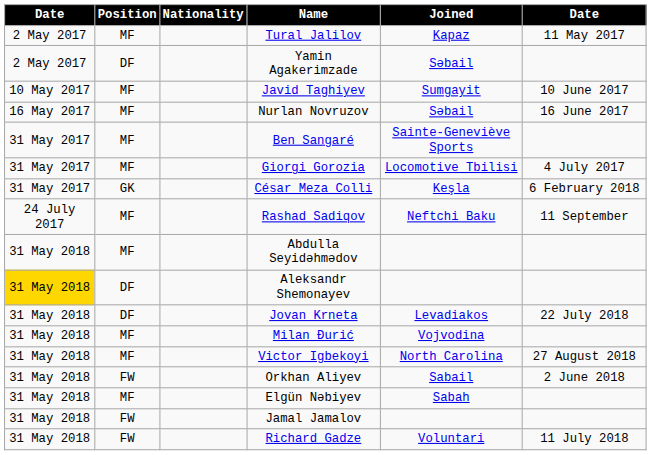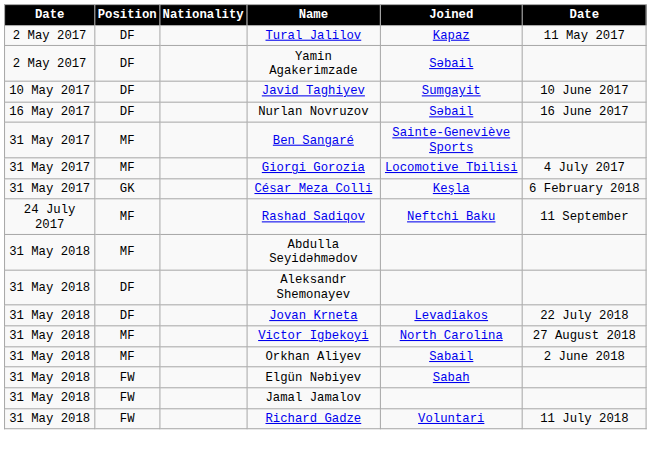(127, 35) MF -> (127, 35) DF
(127, 91) MF -> (127, 91) DF
(127, 112) MF -> (127, 112) DF
(50, 287) gold background -> (50, 287) no background
- row: (313, 336)
(127, 377) FW -> (127, 356) MF
(127, 398) MF -> (127, 377) FW
